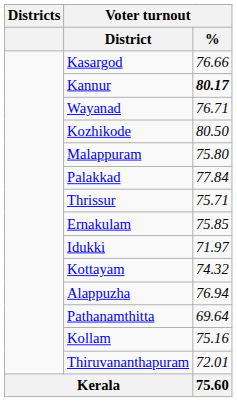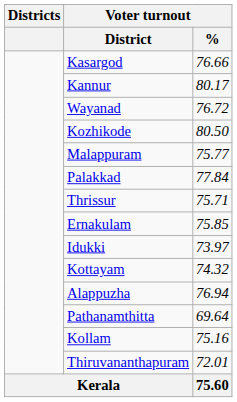(212, 85) bold -> (212, 85) normal
(212, 108) 76.71 -> (212, 108) 76.72
(212, 154) 75.80 -> (212, 154) 75.77
(212, 246) 71.97 -> (212, 246) 73.97
